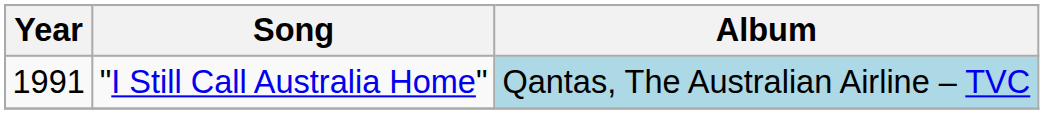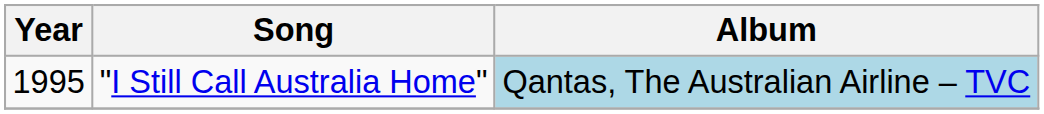(49, 81) 1991 -> (49, 81) 1995
